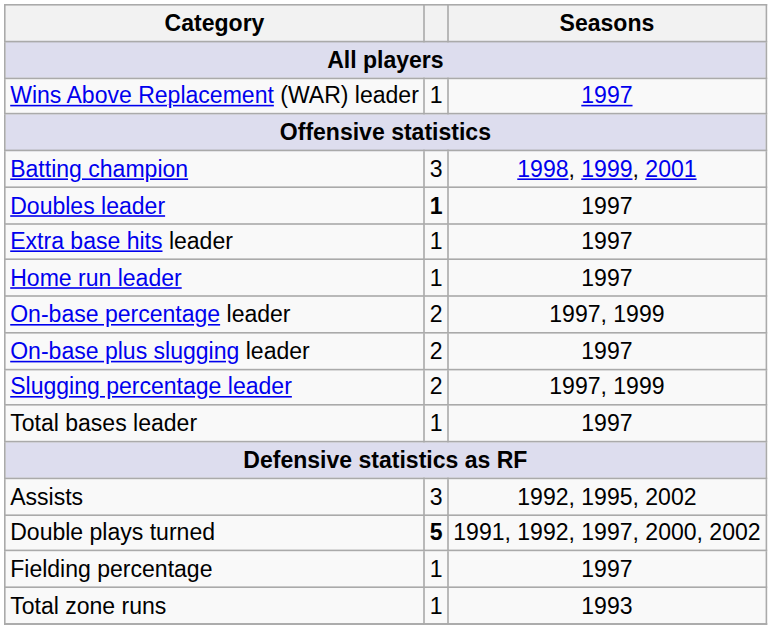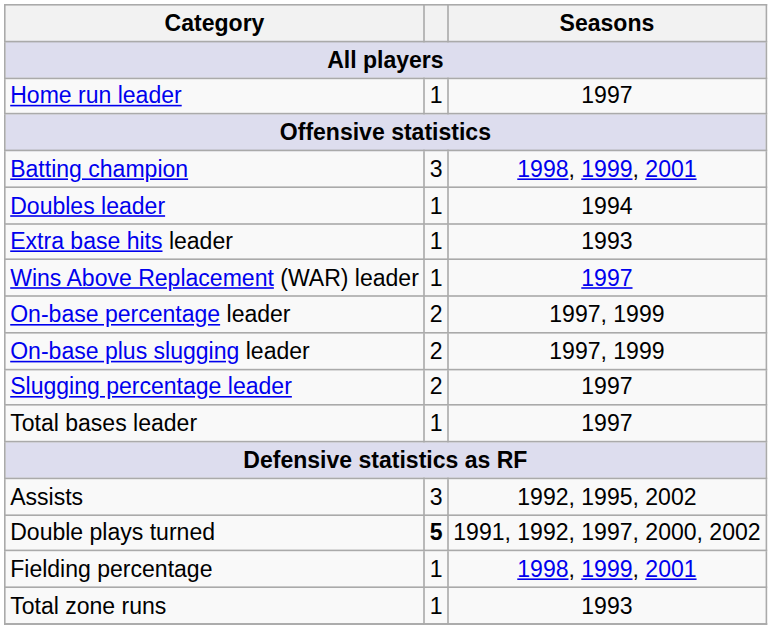rows swapped: (215, 96) <-> (96, 278)
(436, 205) bold -> (436, 205) normal
(607, 205) 1997 -> (607, 205) 1994
(607, 242) 1997 -> (607, 242) 1993
(607, 351) 1997 -> (607, 351) 1997, 1999
(607, 387) 1997, 1999 -> (607, 387) 1997
(607, 569) 1997 -> (607, 569) 1998, 1999, 2001
